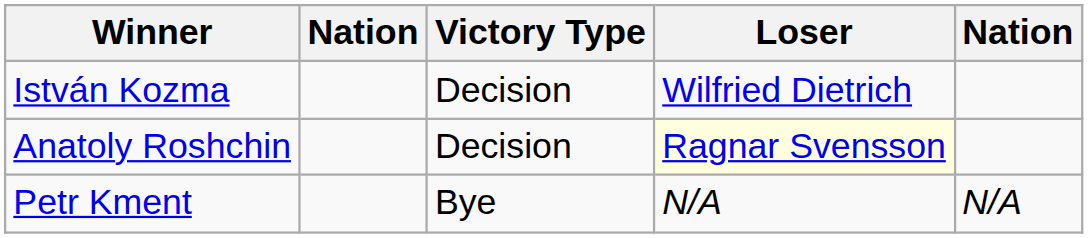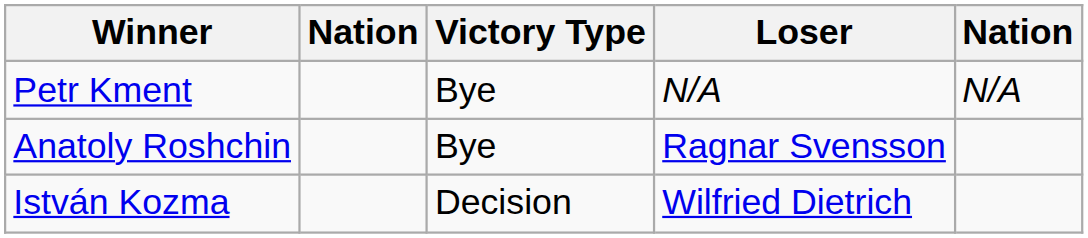rows swapped: (121, 89) <-> (103, 202)
(503, 145) Decision -> (466, 145) Bye
(804, 145) lightyellow background -> (804, 145) no background
